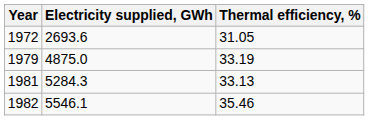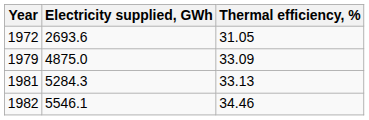(237, 59) 33.19 -> (237, 59) 33.09
(237, 103) 35.46 -> (237, 103) 34.46
